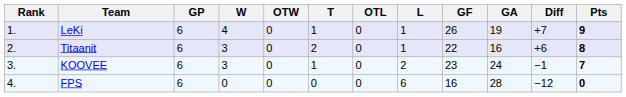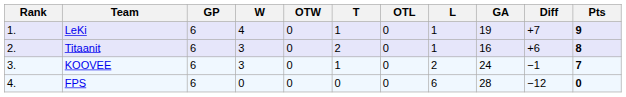- column: (465, 13)
